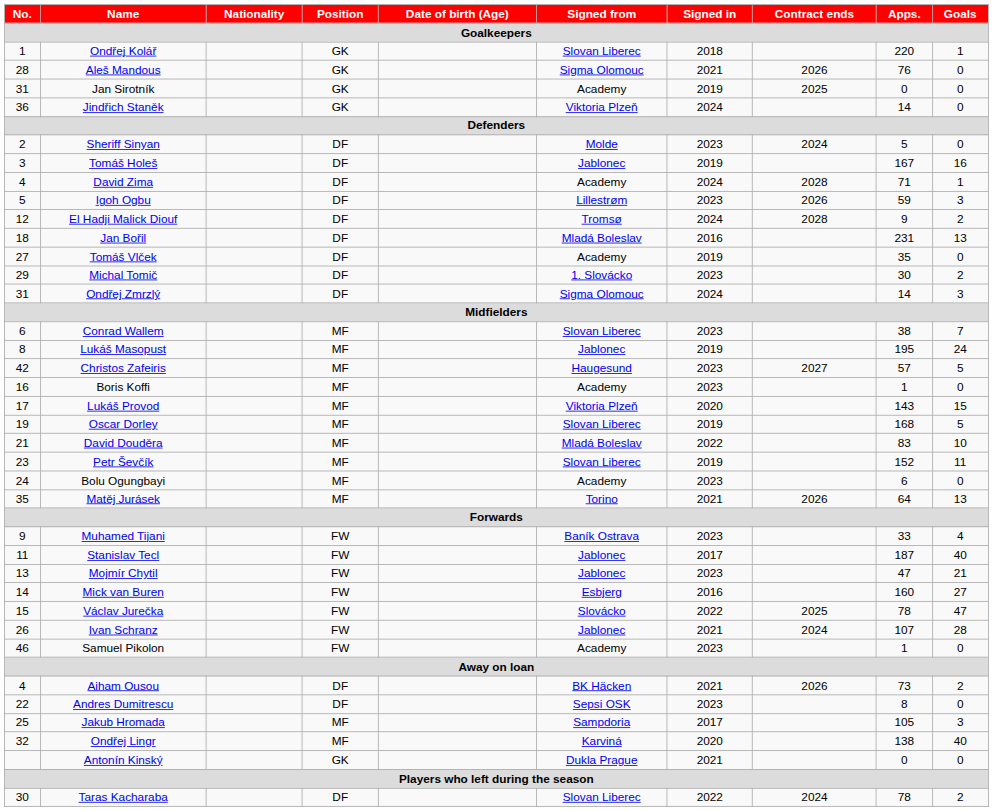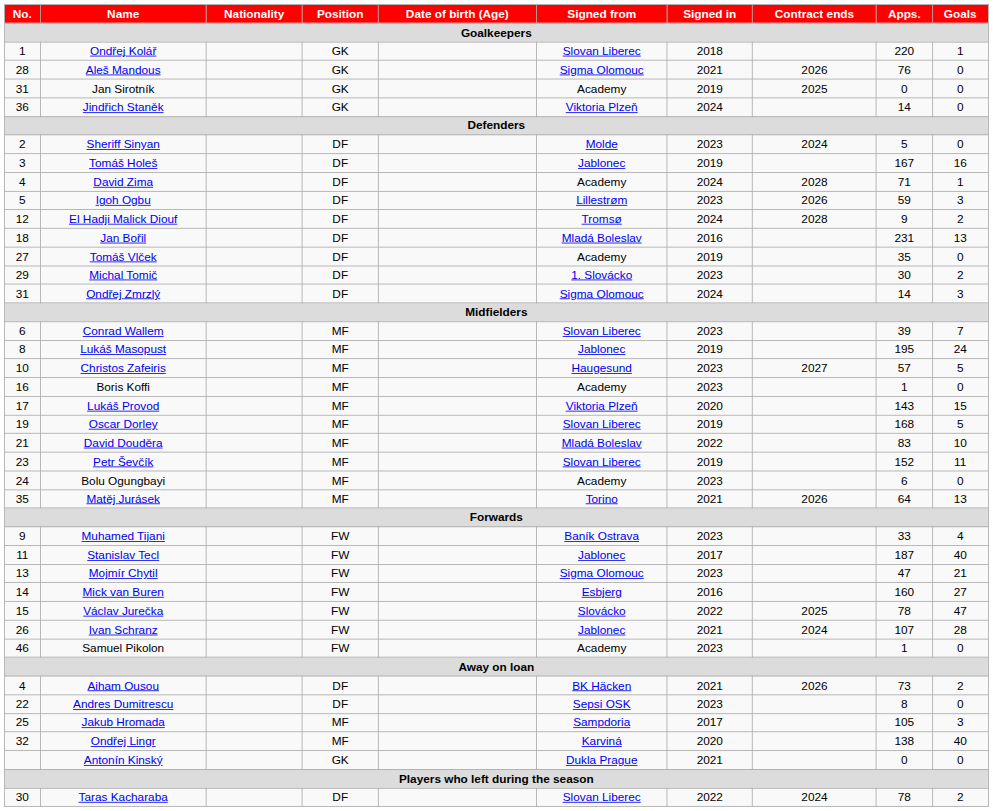(904, 331) 38 -> (904, 331) 39
(22, 369) 42 -> (22, 369) 10
(602, 574) Jablonec -> (602, 574) Sigma Olomouc
